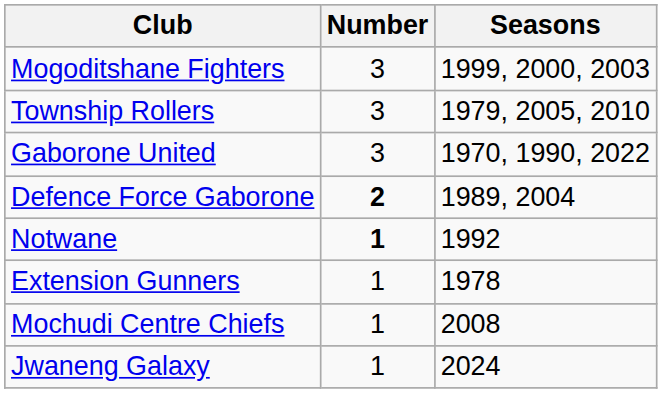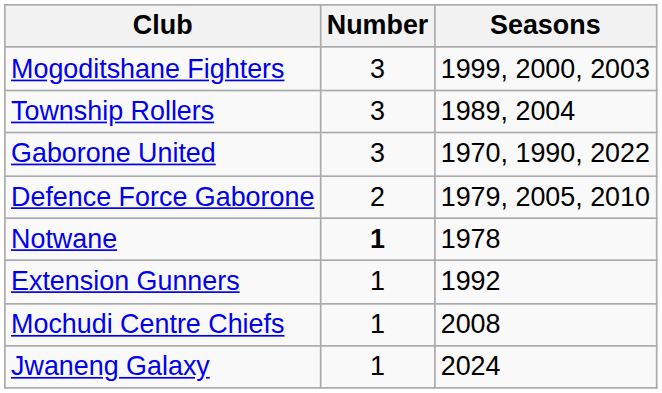(545, 111) 1979, 2005, 2010 -> (508, 111) 1989, 2004
(378, 196) bold -> (378, 196) normal
(508, 196) 1989, 2004 -> (545, 196) 1979, 2005, 2010
(471, 238) 1992 -> (471, 238) 1978
(471, 281) 1978 -> (471, 281) 1992
